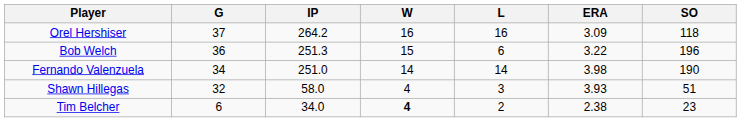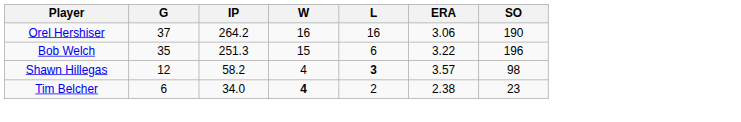(595, 32) 3.09 -> (444, 32) 3.06
(689, 32) 118 -> (514, 32) 190
(219, 51) 36 -> (164, 51) 35
- row: (88, 70)
(219, 88) 32 -> (164, 70) 12
(313, 88) 58.0 -> (234, 70) 58.2
(501, 88) normal -> (374, 70) bold
(595, 88) 3.93 -> (444, 70) 3.57
(689, 88) 51 -> (514, 70) 98
